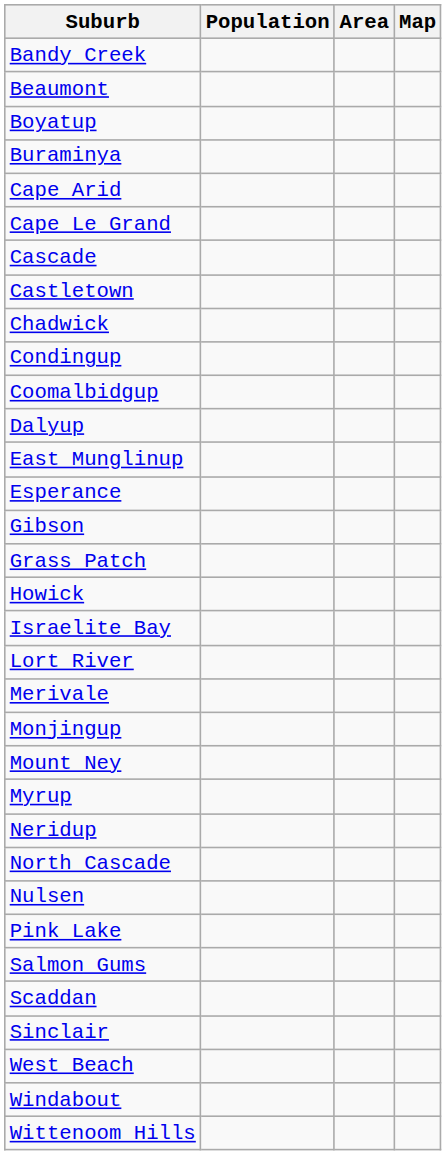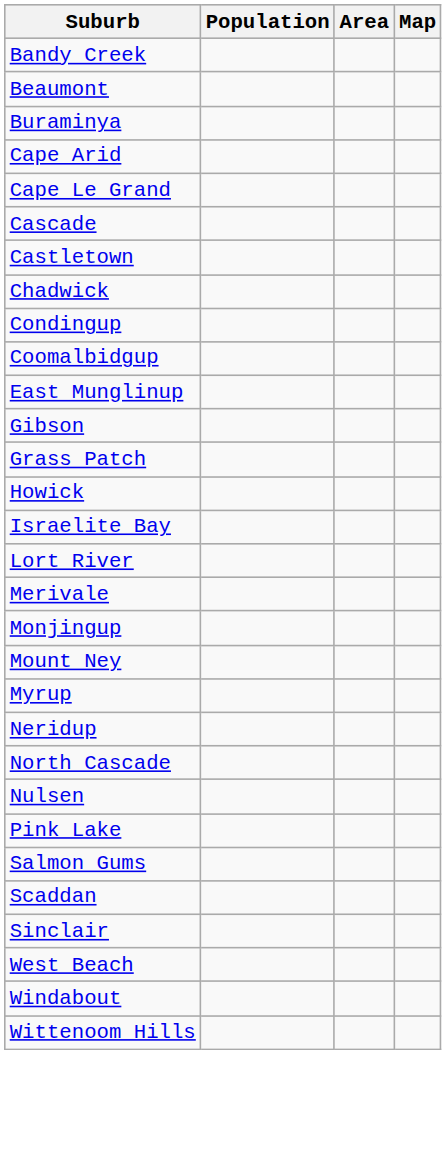- row: (53, 123)
- row: (47, 426)
- row: (66, 493)
